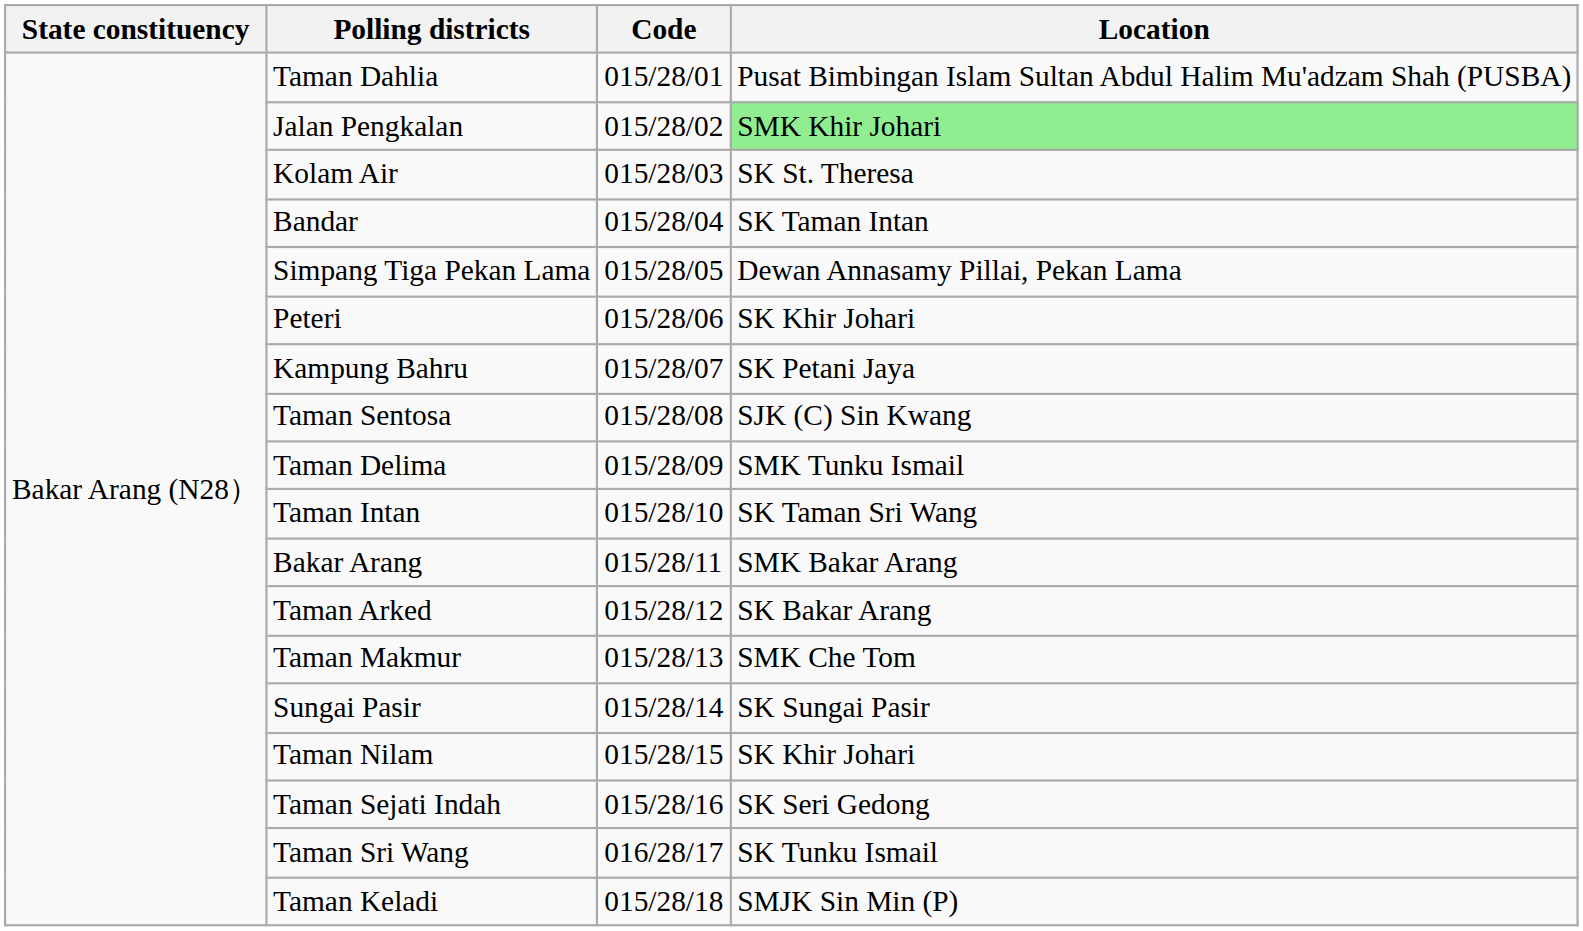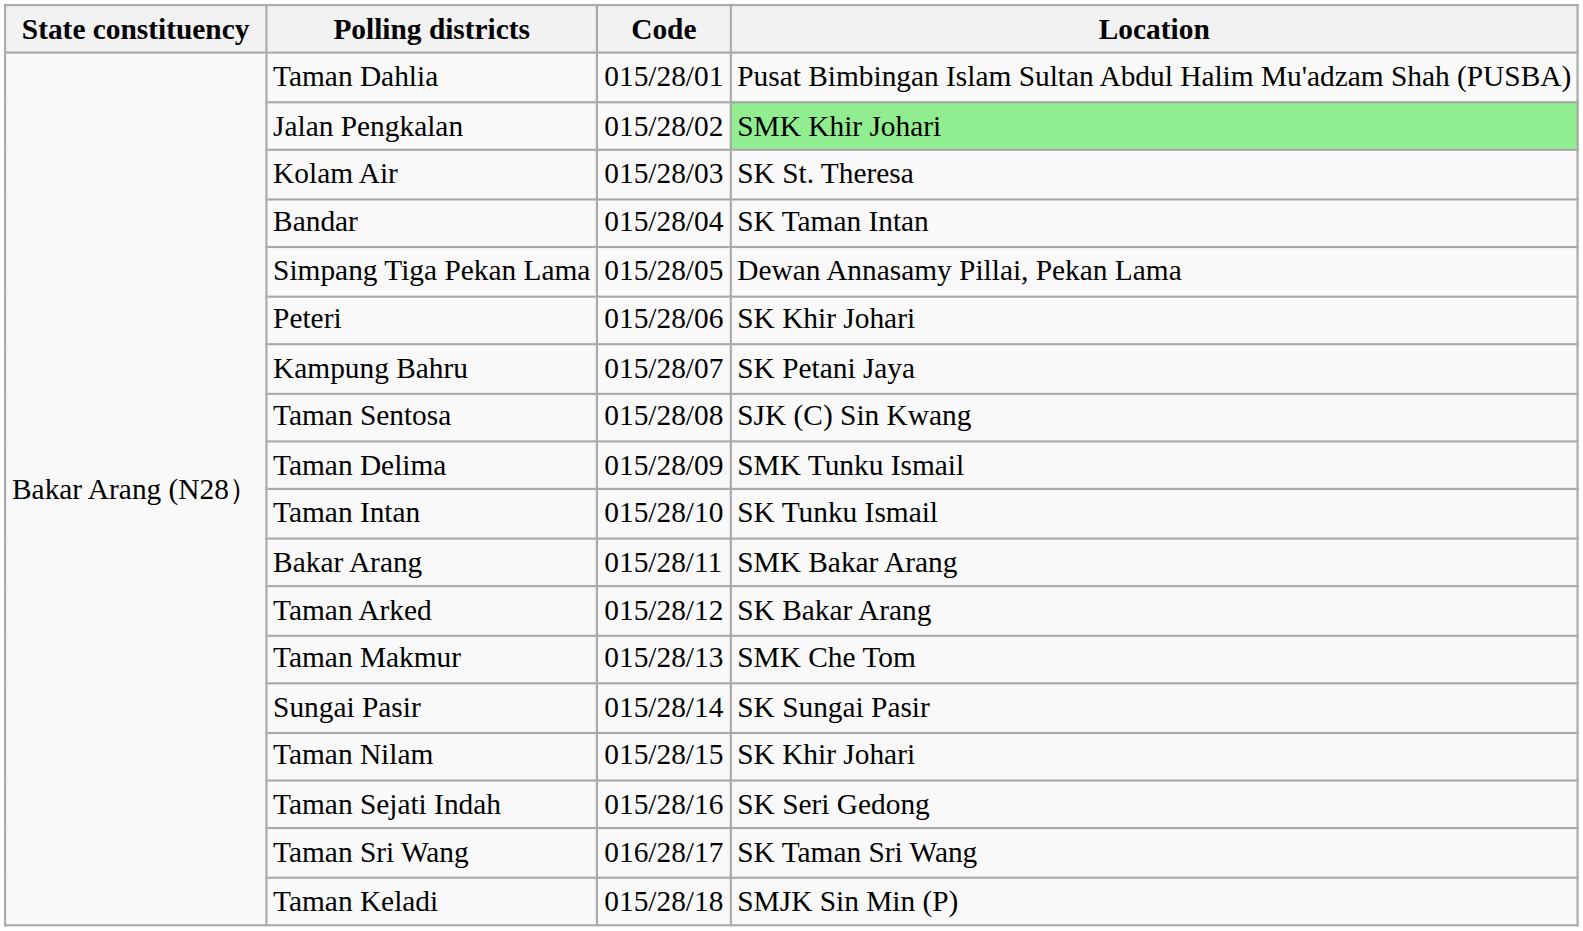(857, 512) SK Taman Sri Wang -> (838, 512) SK Tunku Ismail
(838, 852) SK Tunku Ismail -> (857, 852) SK Taman Sri Wang
